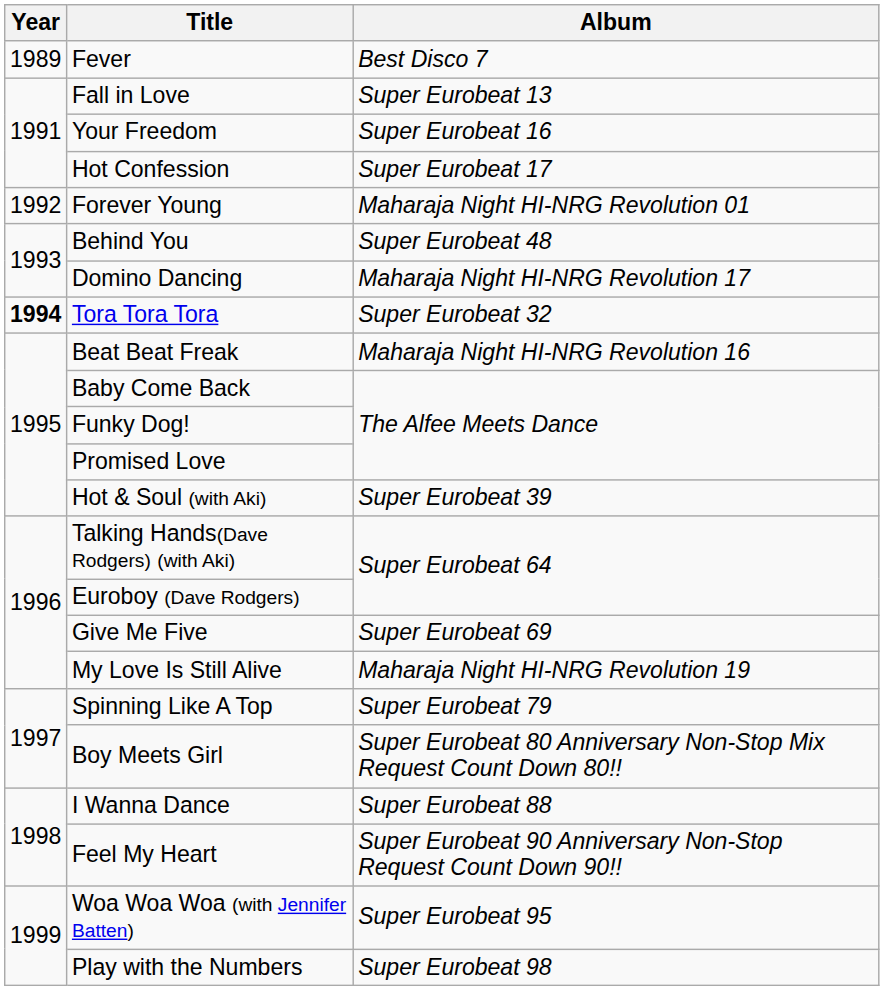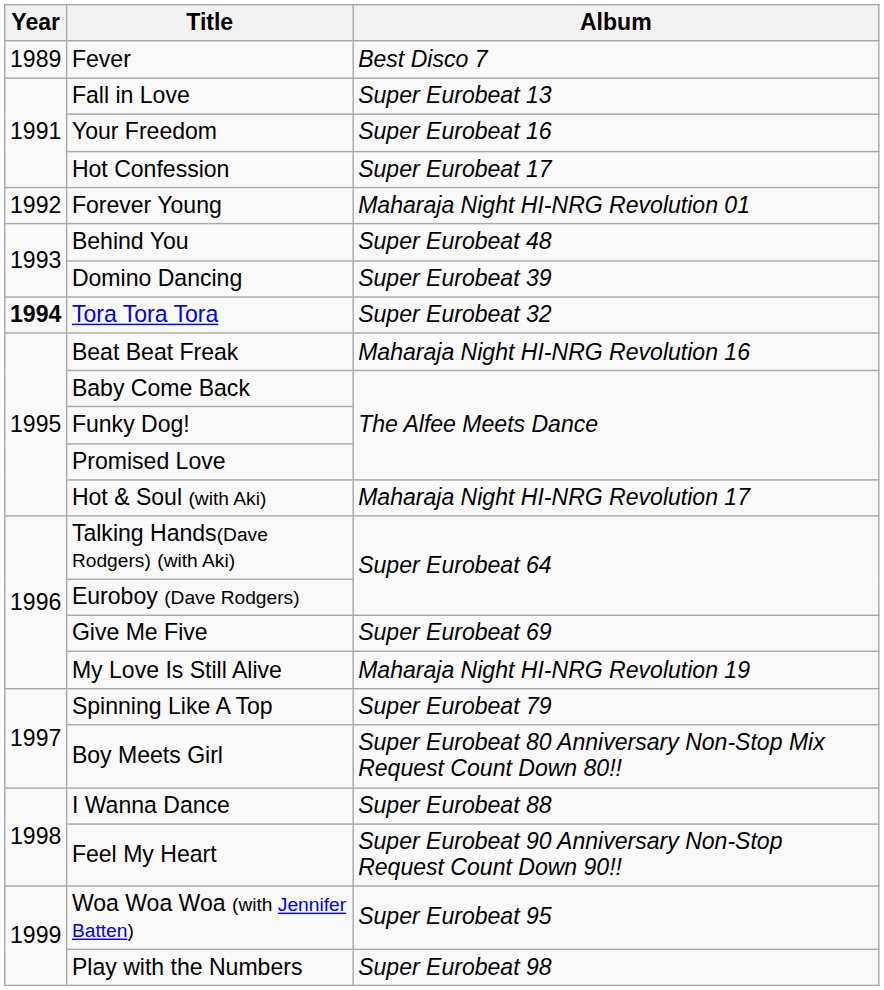(554, 278) Maharaja Night HI-NRG Revolution 17 -> (455, 278) Super Eurobeat 39
(455, 497) Super Eurobeat 39 -> (554, 497) Maharaja Night HI-NRG Revolution 17
